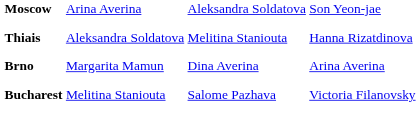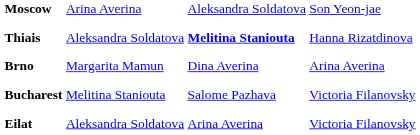(237, 37) normal -> (241, 37) bold
+ row: (18, 123)
